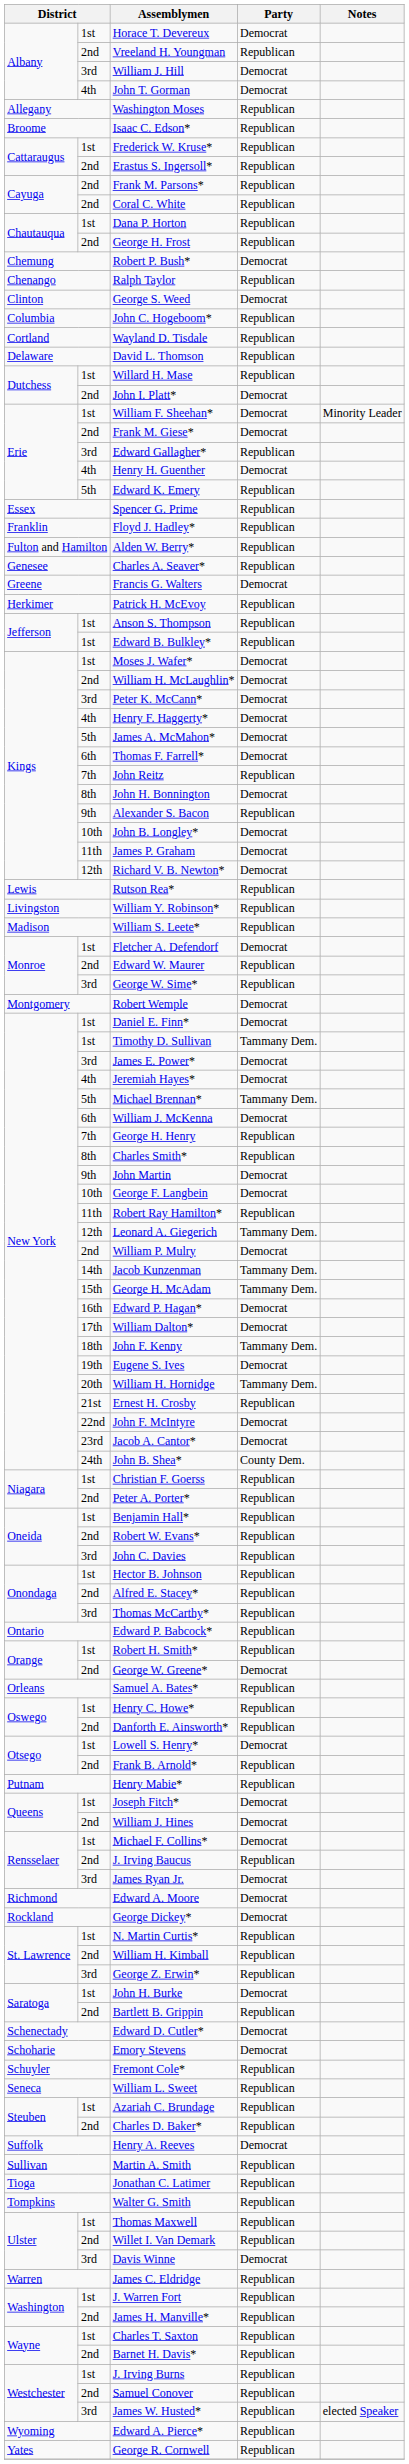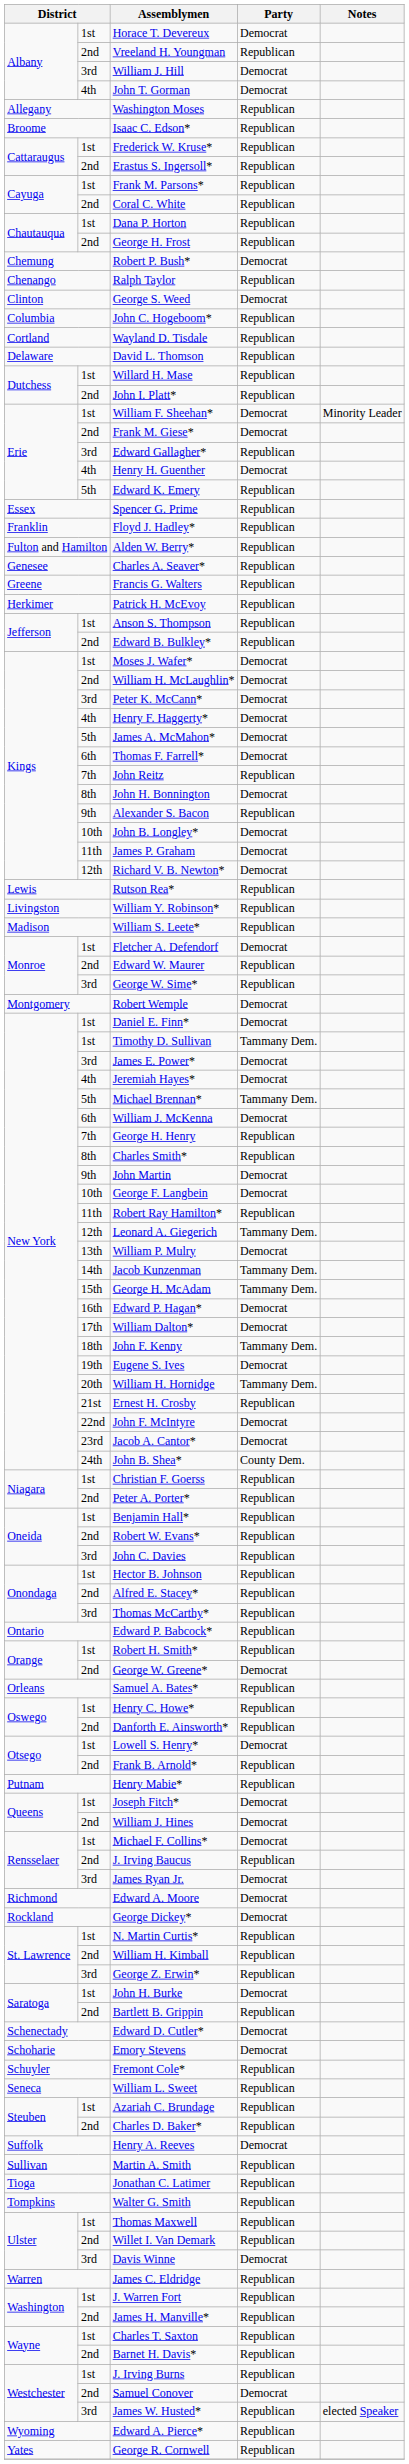(90, 185) 2nd -> (88, 185) 1st
(264, 394) Democrat -> (267, 394) Republican
(264, 584) Democrat -> (267, 584) Republican
(88, 642) 1st -> (90, 642) 2nd
(90, 1251) 2nd -> (92, 1251) 13th
(267, 2392) Republican -> (264, 2392) Democrat
